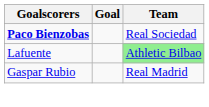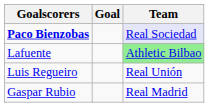(161, 33) no background -> (161, 33) lavender background
+ row: (42, 72)
